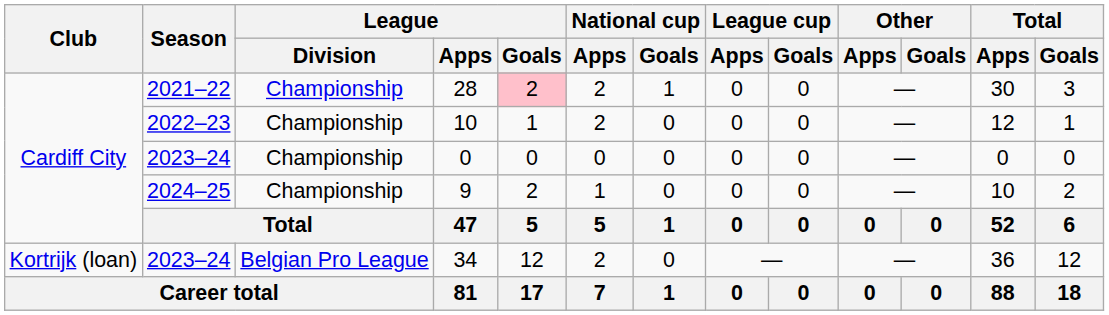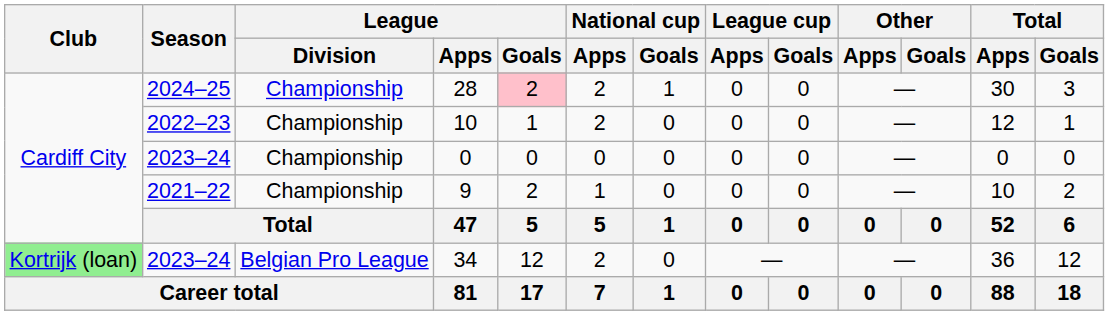(189, 89) 2021–22 -> (189, 89) 2024–25
(189, 191) 2024–25 -> (189, 191) 2021–22
(73, 259) no background -> (73, 259) lightgreen background
